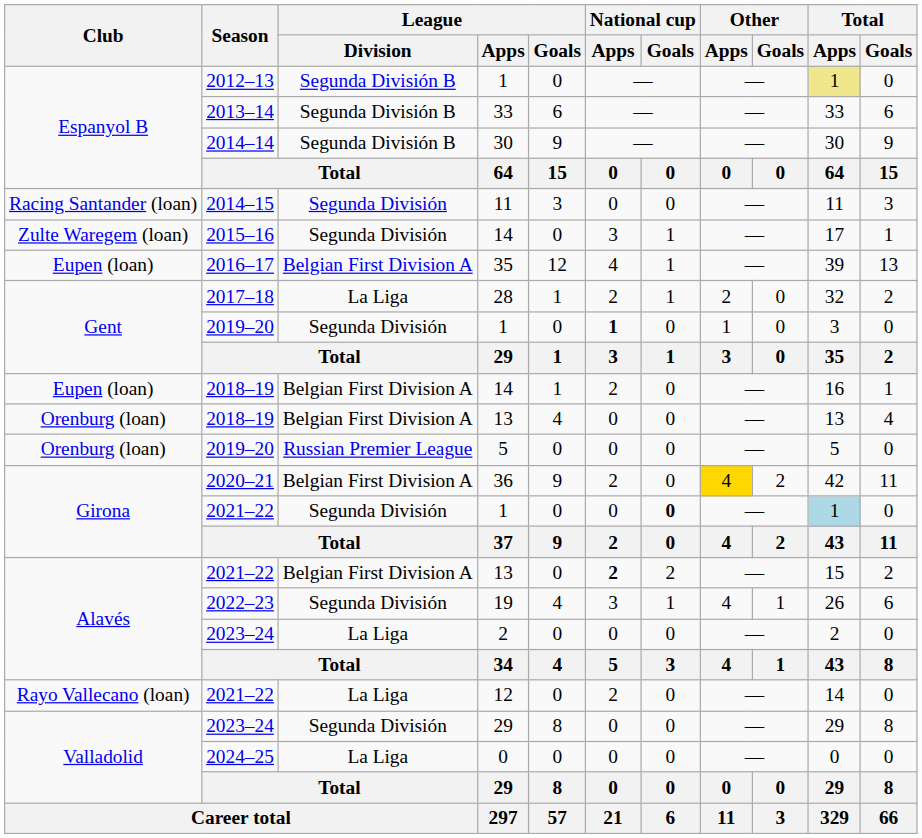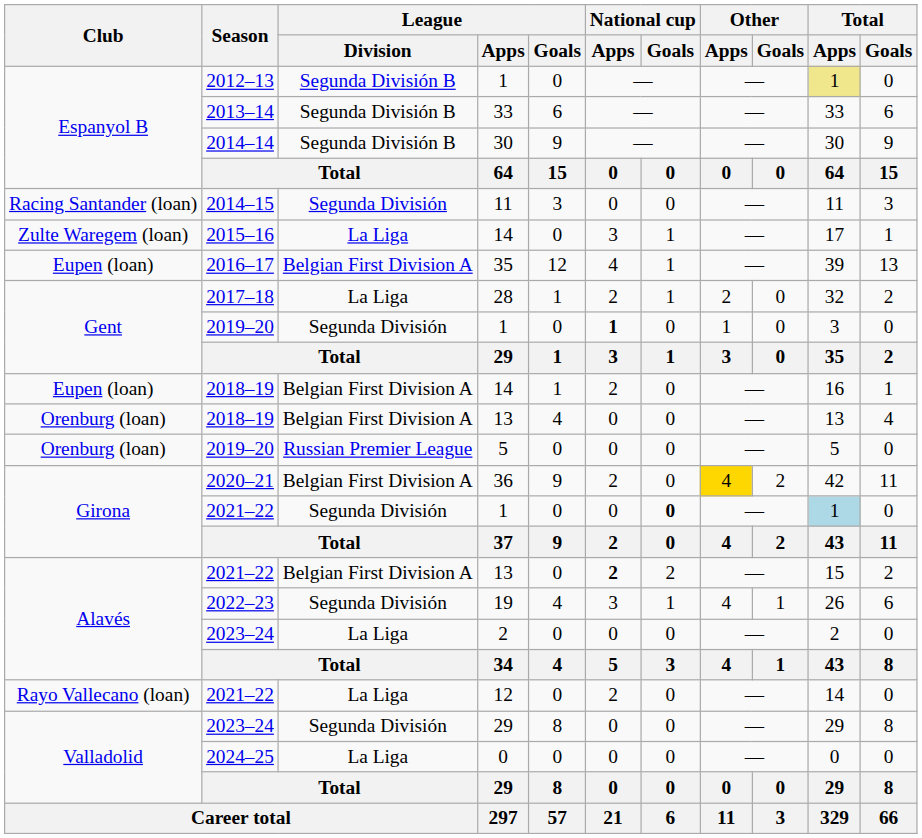(378, 234) Segunda División -> (378, 234) La Liga
